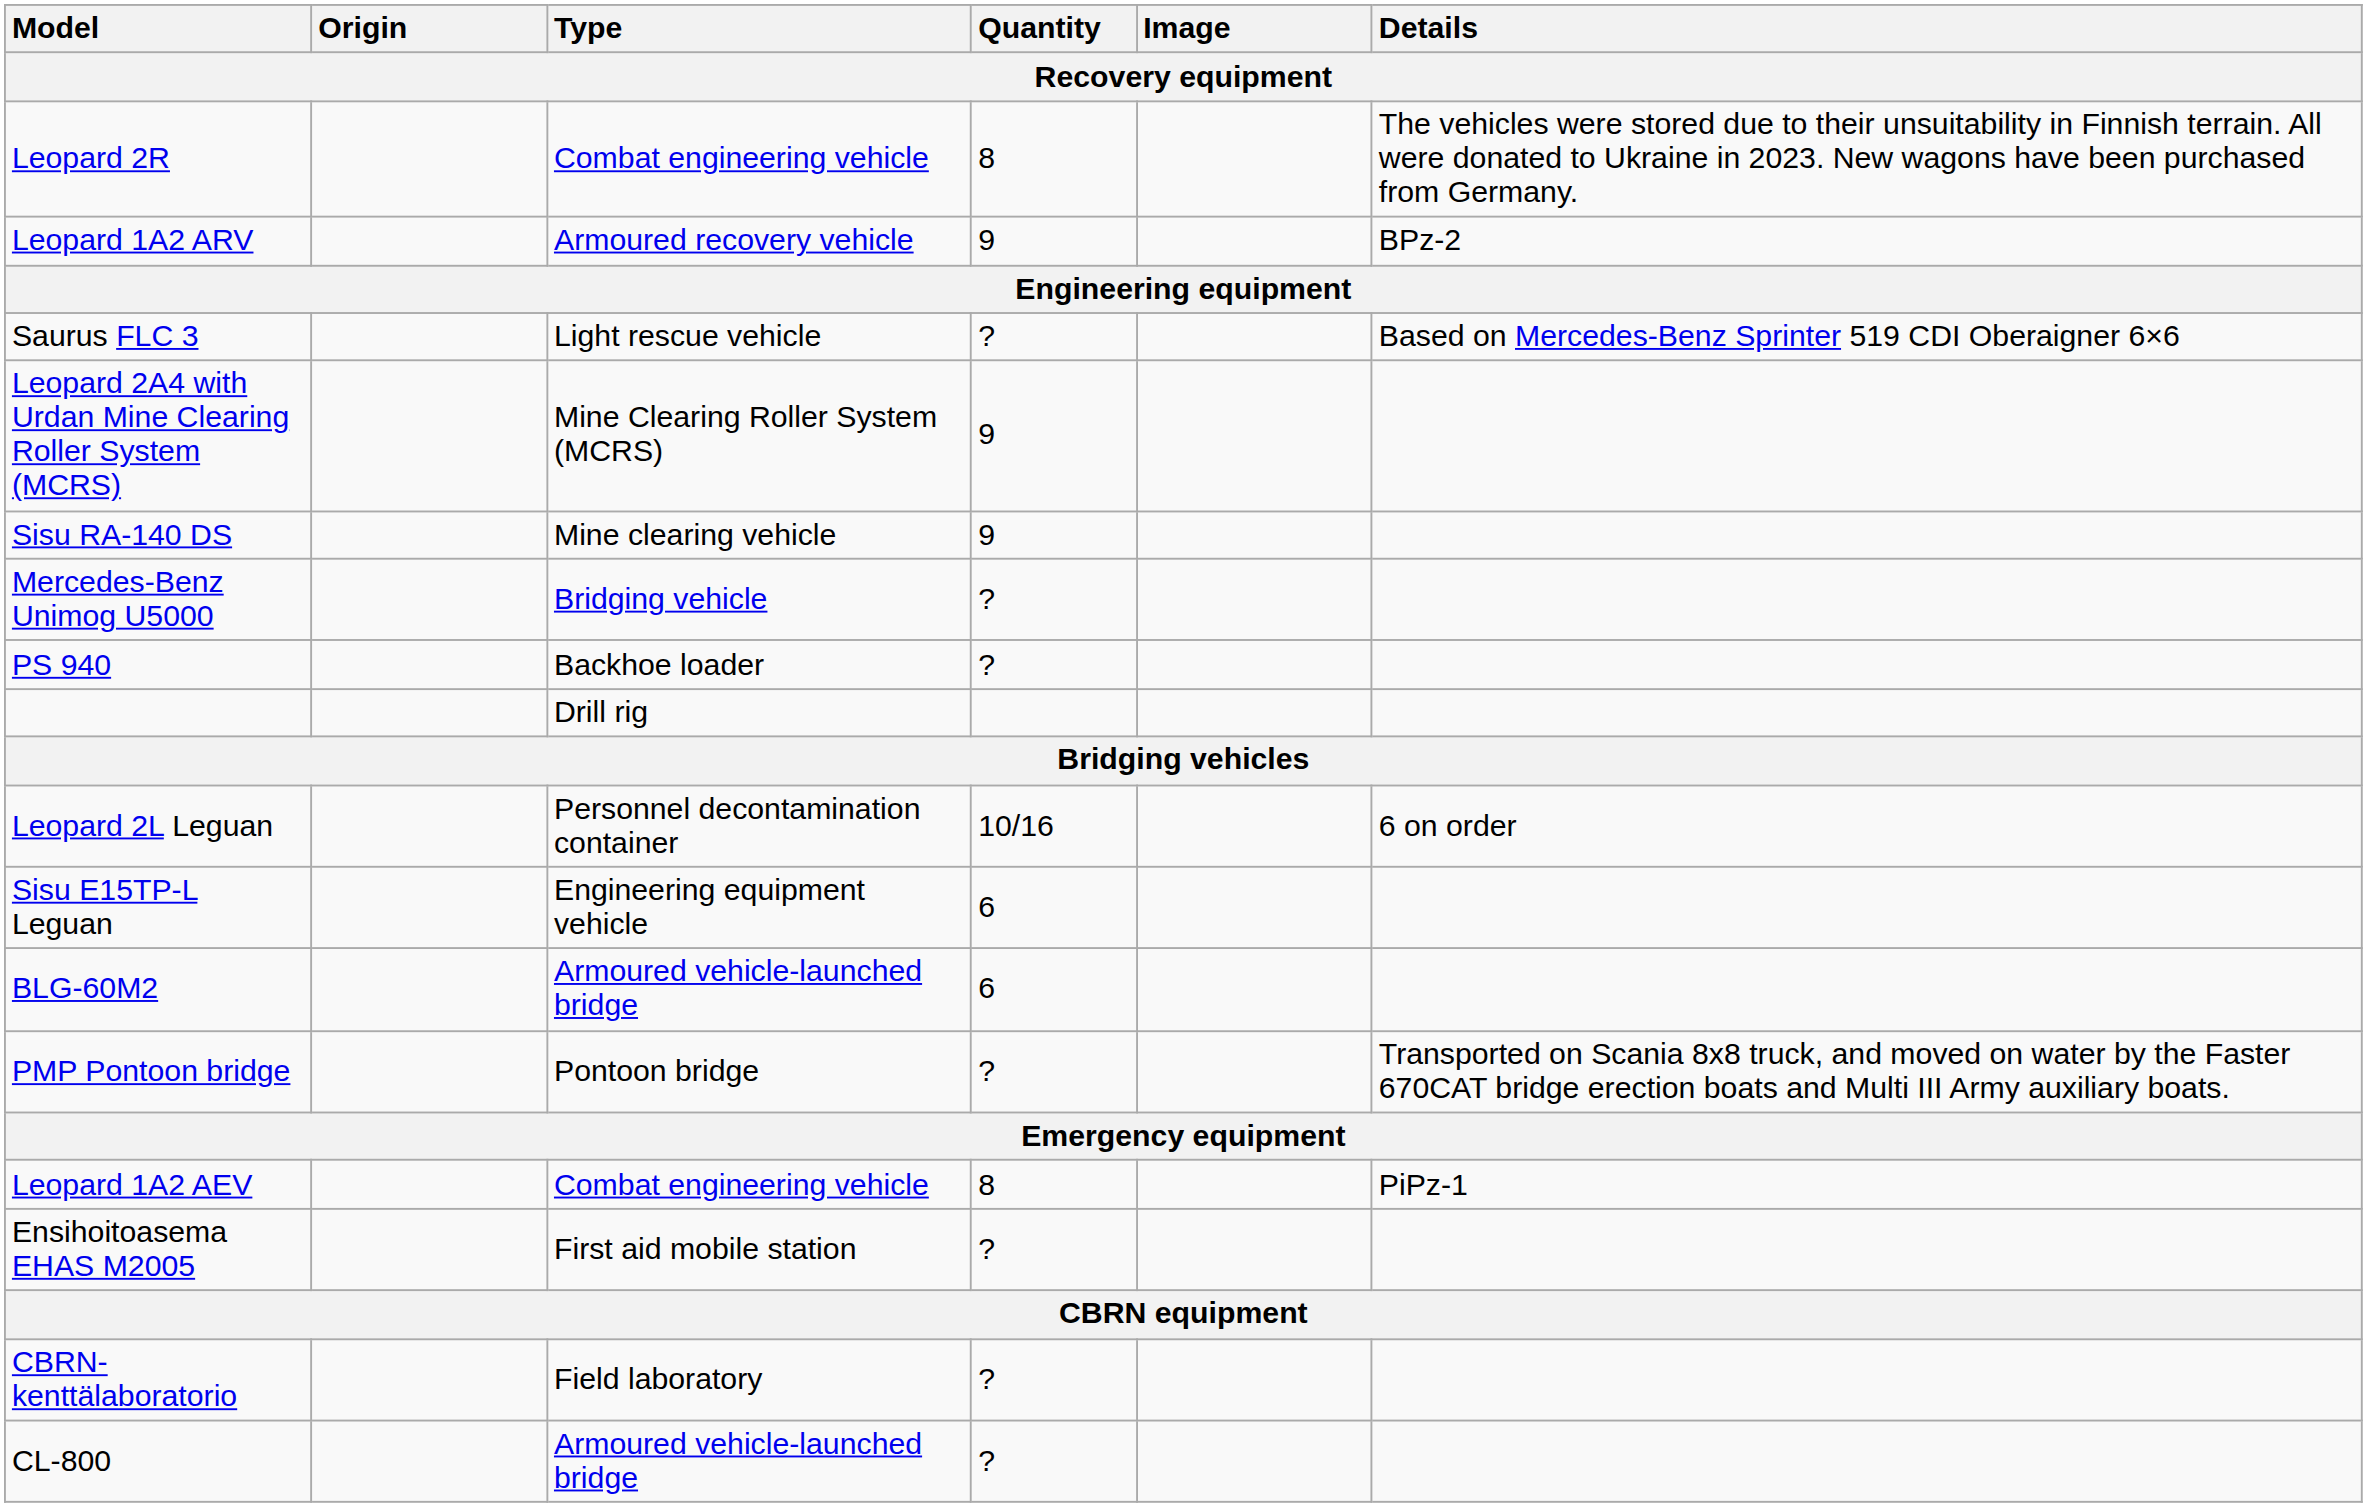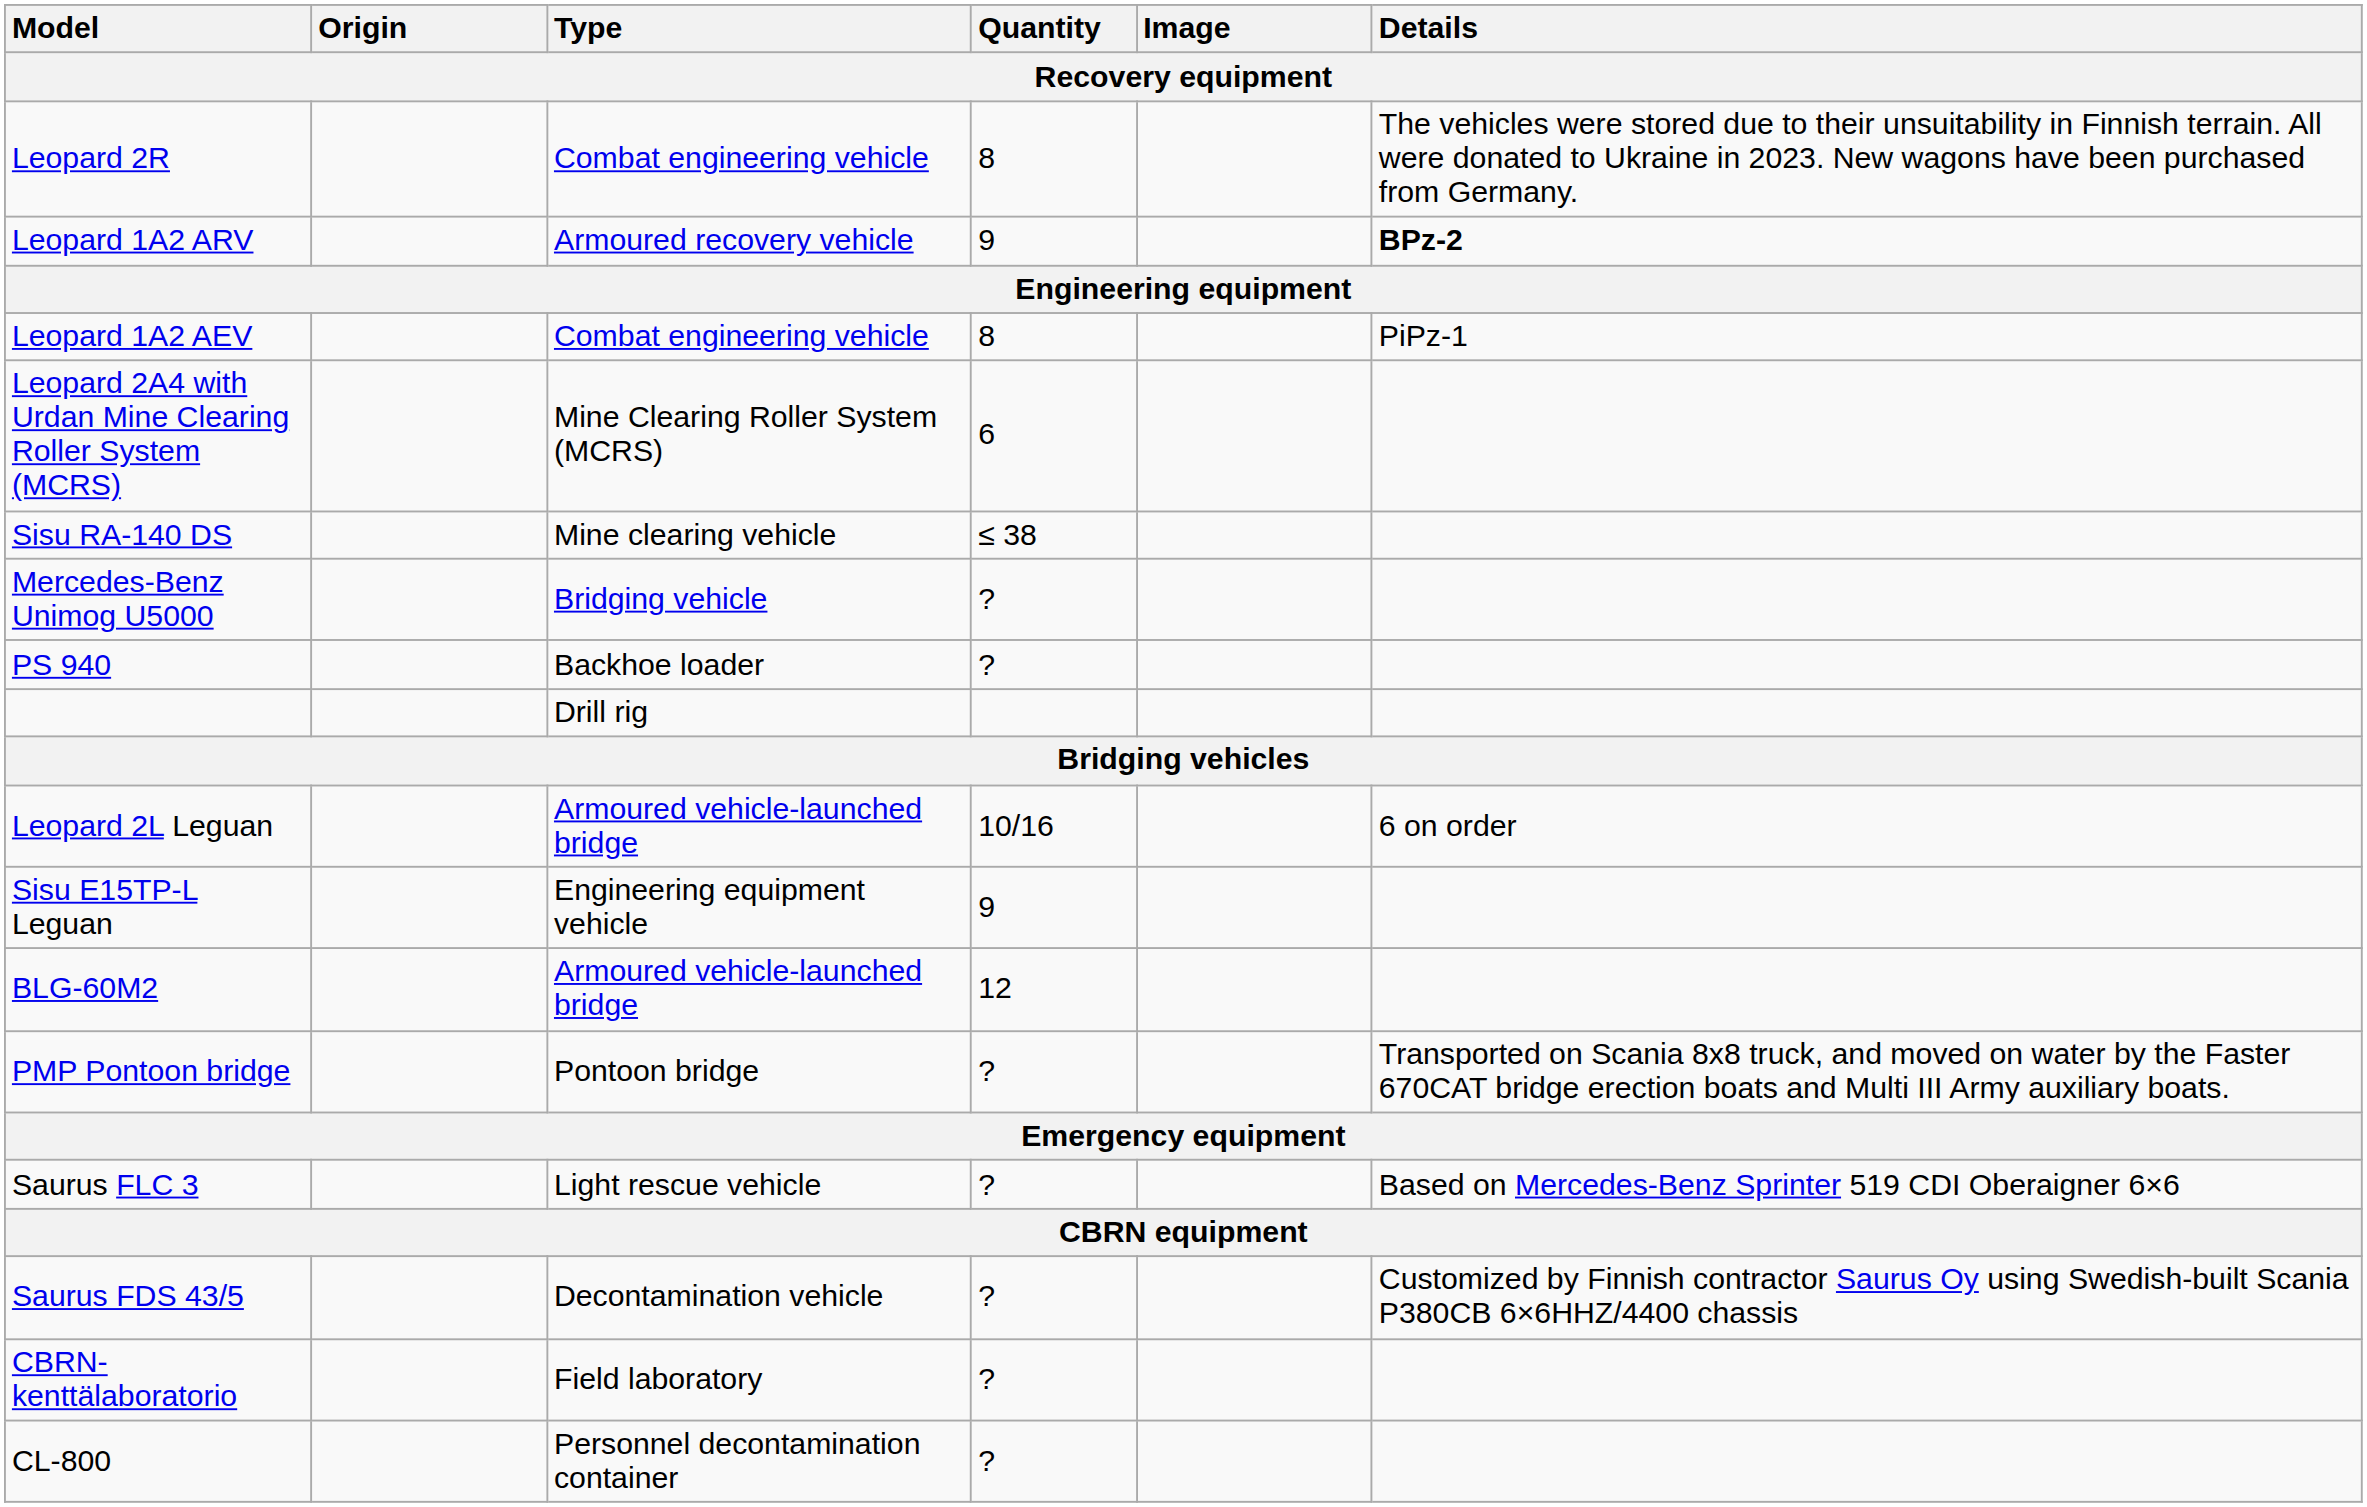(1420, 240) normal -> (1421, 240) bold
rows swapped: (132, 1183) <-> (105, 336)
(987, 435) 9 -> (987, 435) 6
(987, 534) 9 -> (1008, 534) ≤ 38
(737, 825) Personnel decontamination container -> (738, 825) Armoured vehicle-launched bridge
(987, 907) 6 -> (987, 907) 9
(987, 989) 6 -> (995, 989) 12
- row: (119, 1248)
+ row: (128, 1296)
(738, 1460) Armoured vehicle-launched bridge -> (737, 1460) Personnel decontamination container
